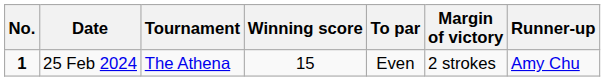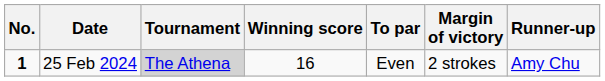(187, 63) no background -> (187, 63) lightgrey background
(305, 63) 15 -> (305, 63) 16
